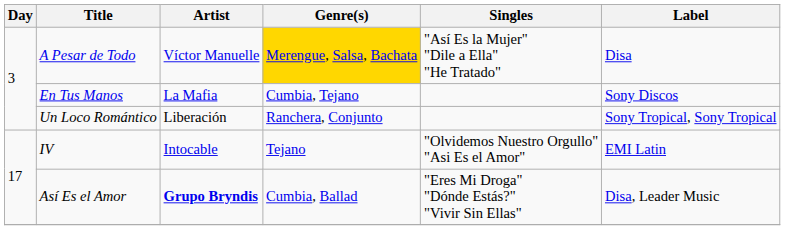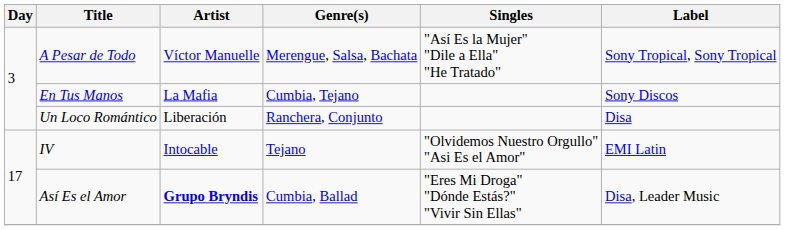(342, 55) gold background -> (342, 55) no background
(618, 55) Disa -> (691, 55) Sony Tropical, Sony Tropical
(691, 118) Sony Tropical, Sony Tropical -> (618, 118) Disa
